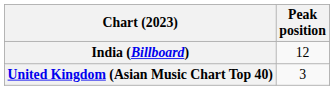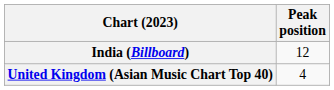(303, 74) 3 -> (303, 74) 4
